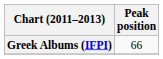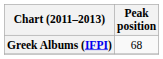(137, 44) 66 -> (137, 44) 68
